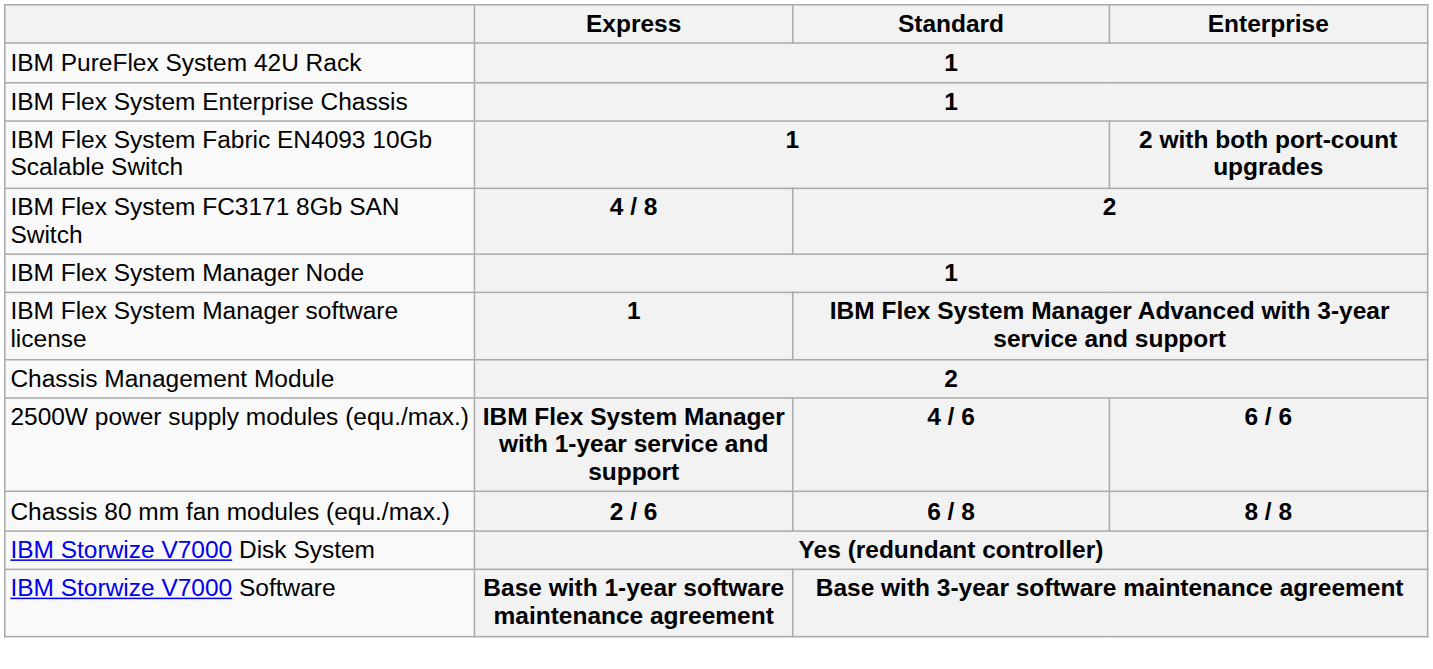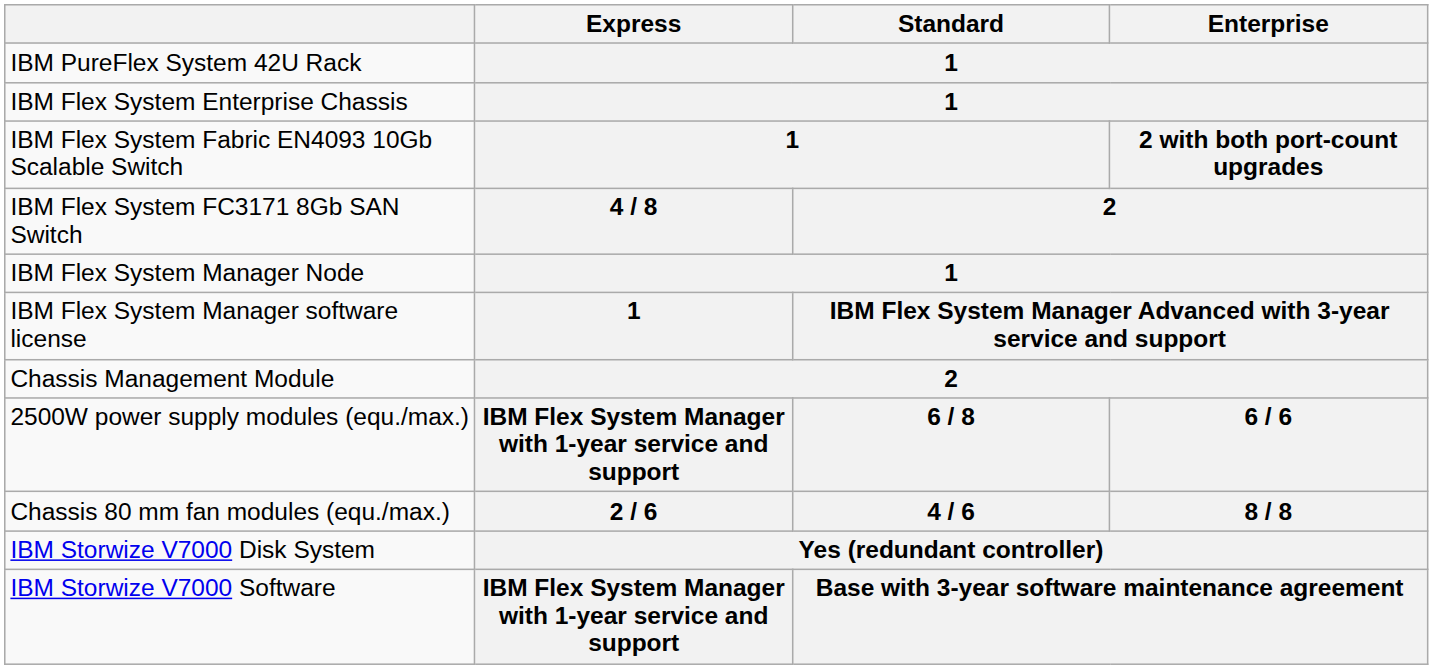(951, 417) 4 / 6 -> (951, 417) 6 / 8
(951, 511) 6 / 8 -> (951, 511) 4 / 6
(634, 602) Base with 1-year software maintenance agreement -> (634, 616) IBM Flex System Manager with 1-year service and support
